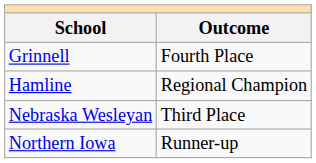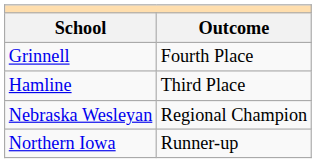(234, 85) Regional Champion -> (203, 85) Third Place
(203, 114) Third Place -> (234, 114) Regional Champion
